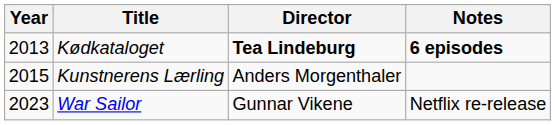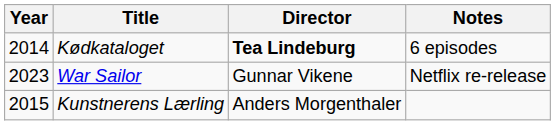(29, 47) 2013 -> (29, 47) 2014
(456, 47) bold -> (453, 47) normal
rows swapped: (141, 76) <-> (99, 104)
